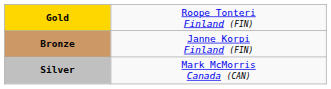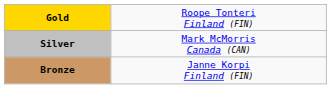rows swapped: (58, 70) <-> (58, 44)
